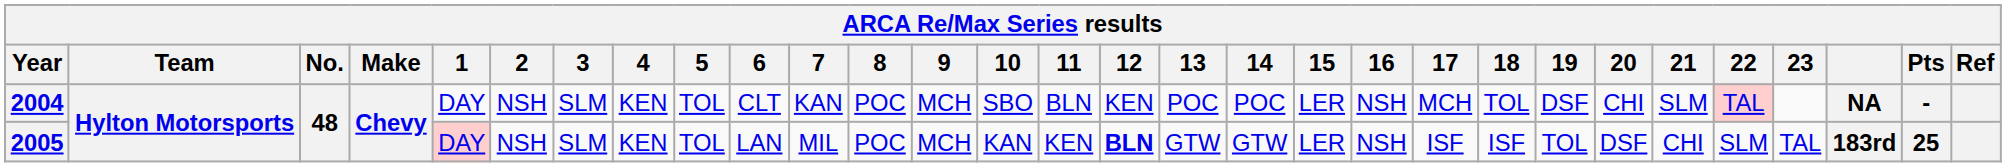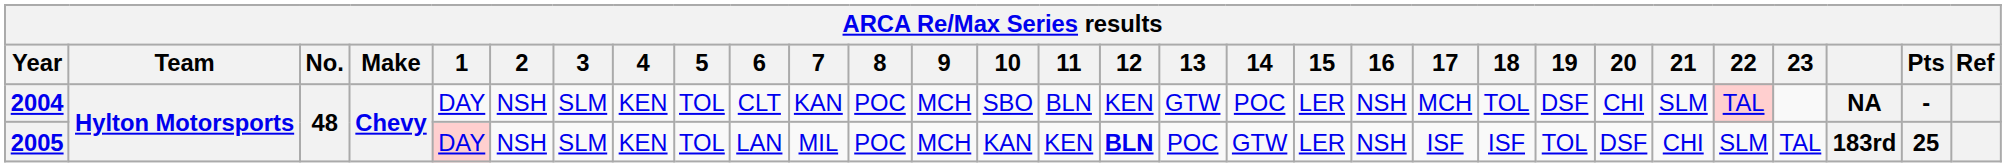(1193, 103) POC -> (1193, 103) GTW
(1193, 142) GTW -> (1193, 142) POC
